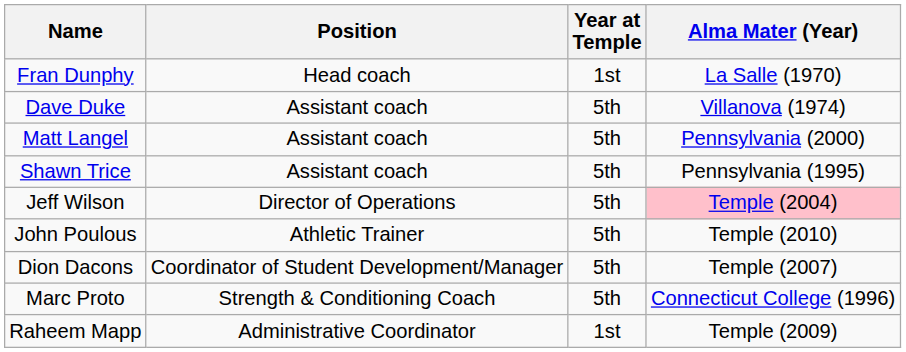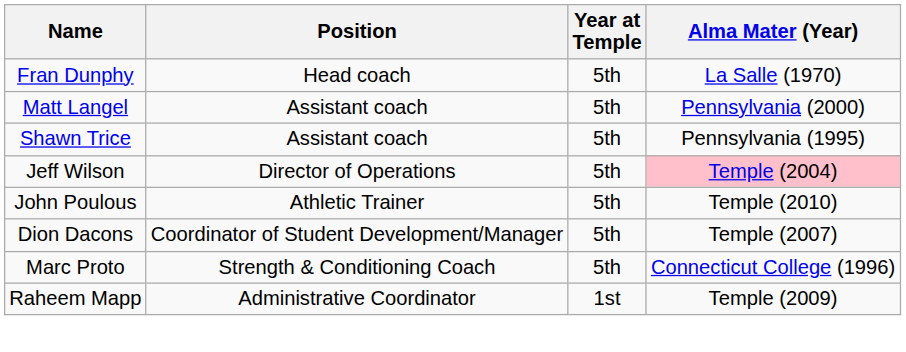(607, 75) 1st -> (607, 75) 5th
- row: (75, 107)
